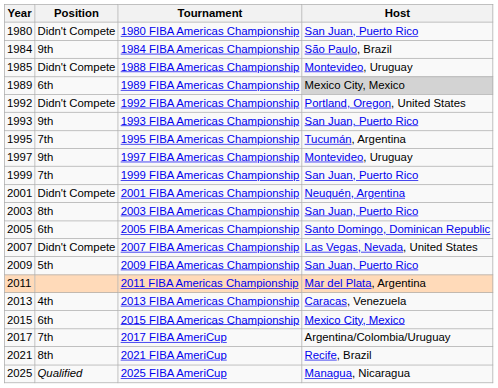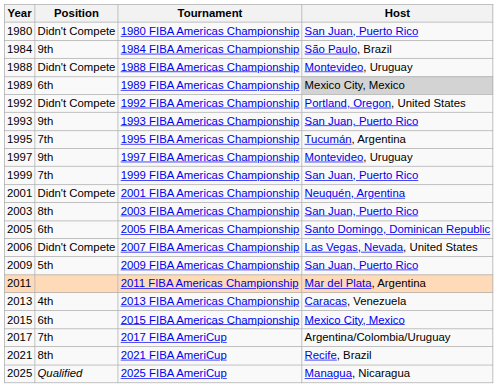(20, 67) 1985 -> (20, 67) 1988
(20, 247) 2007 -> (20, 247) 2006
